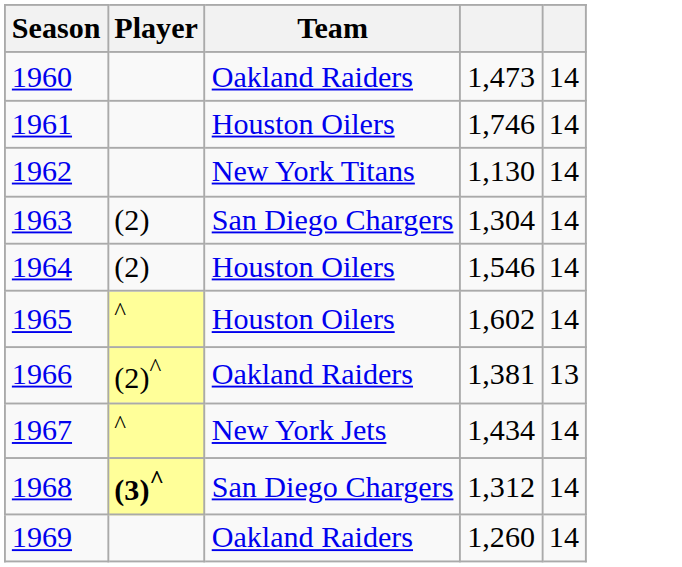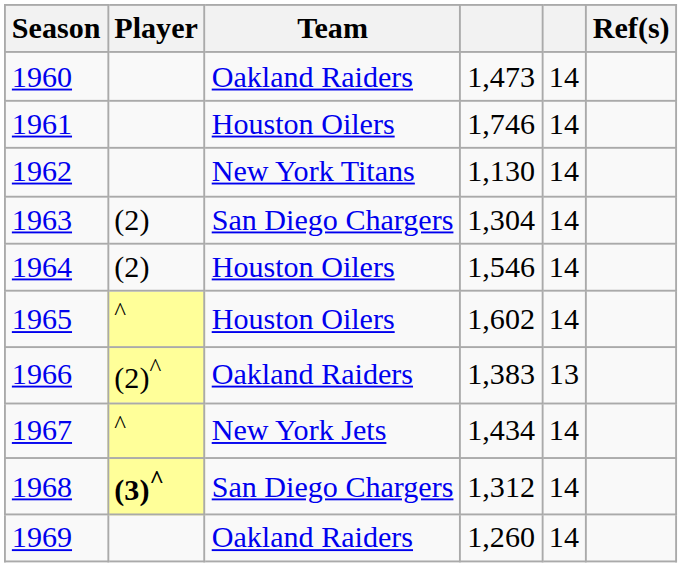+ column: (631, 28)
(501, 374) 1,381 -> (501, 374) 1,383
